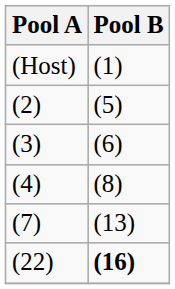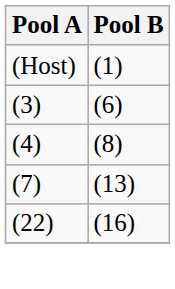- row: (27, 104)
(114, 262) bold -> (114, 223) normal
